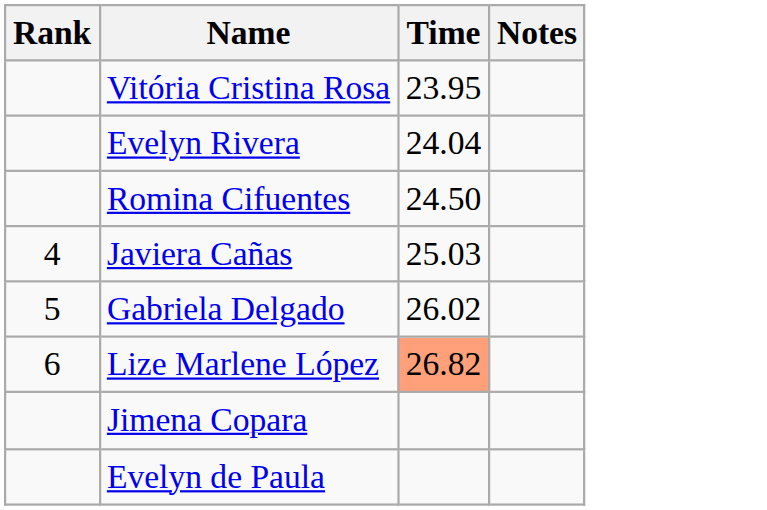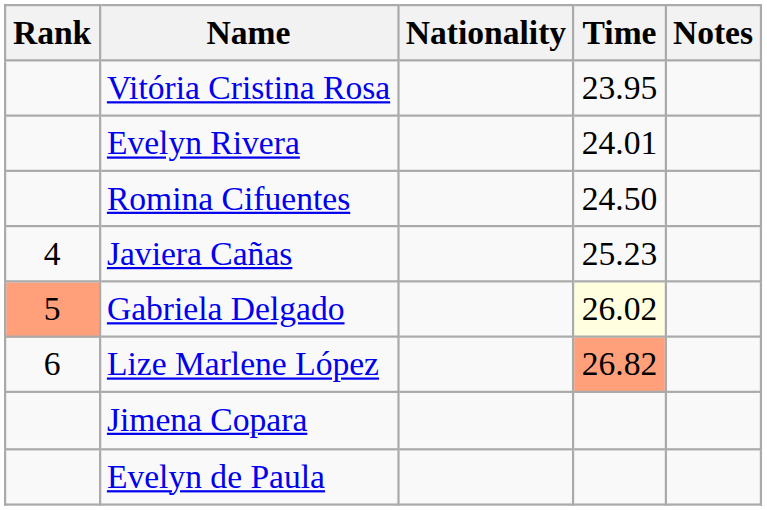+ column: (486, 32)
(444, 143) 24.04 -> (620, 143) 24.01
(444, 253) 25.03 -> (620, 253) 25.23
(52, 309) no background -> (52, 309) lightsalmon background
(444, 309) no background -> (620, 309) lightyellow background
